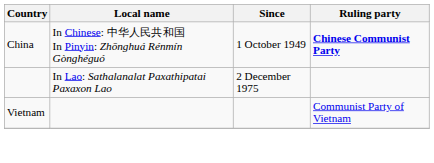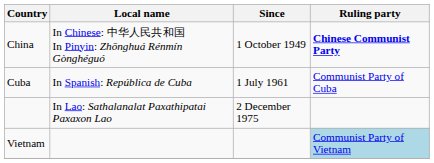+ row: (19, 82)
(358, 112) no background -> (358, 143) lightblue background
